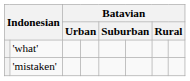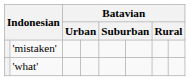rows swapped: (25, 48) <-> (35, 66)
